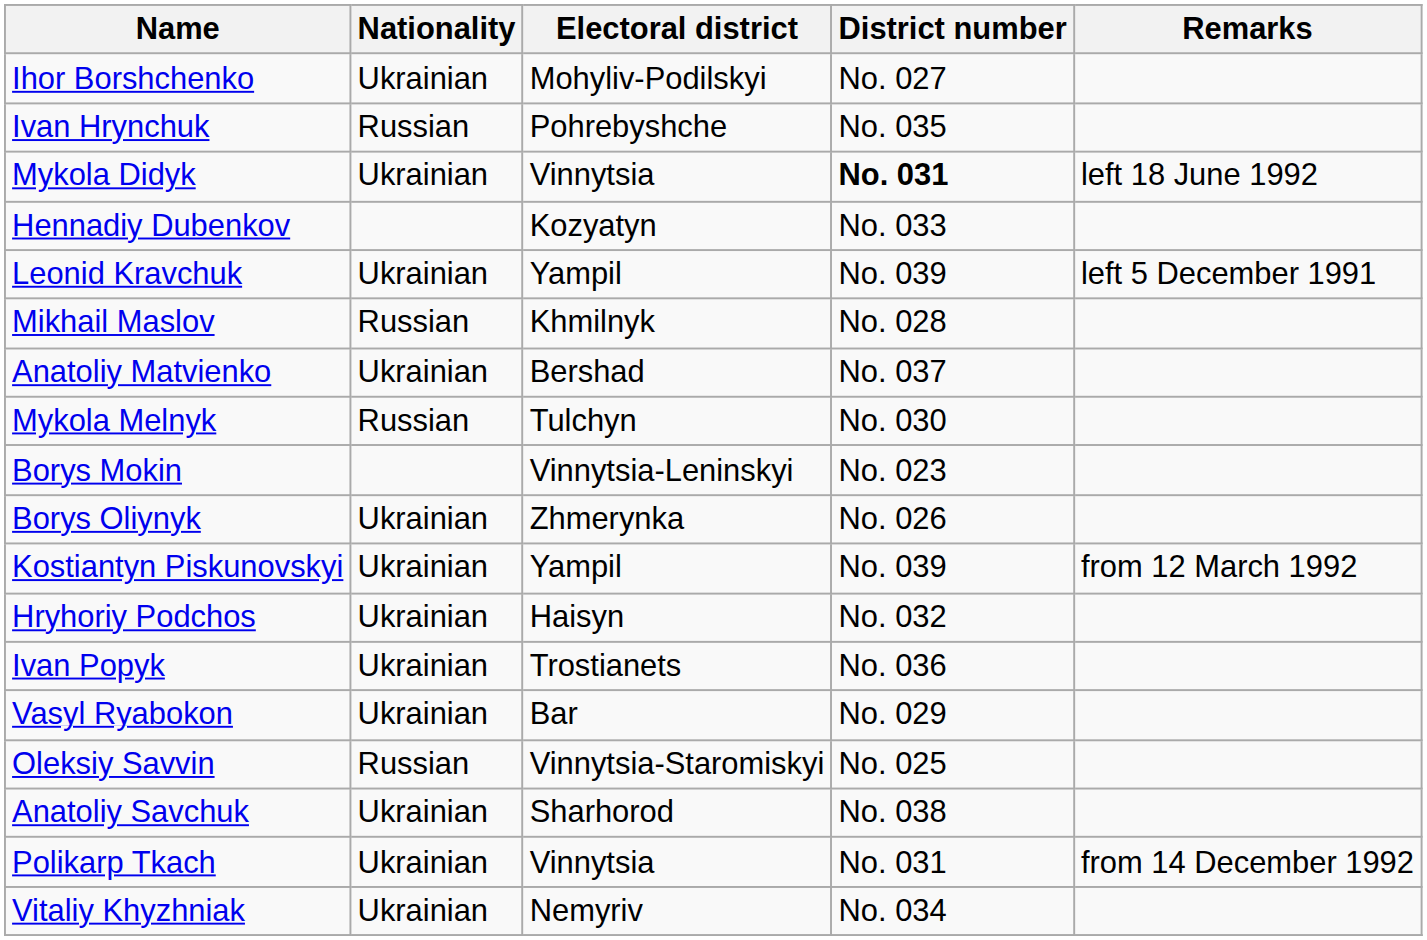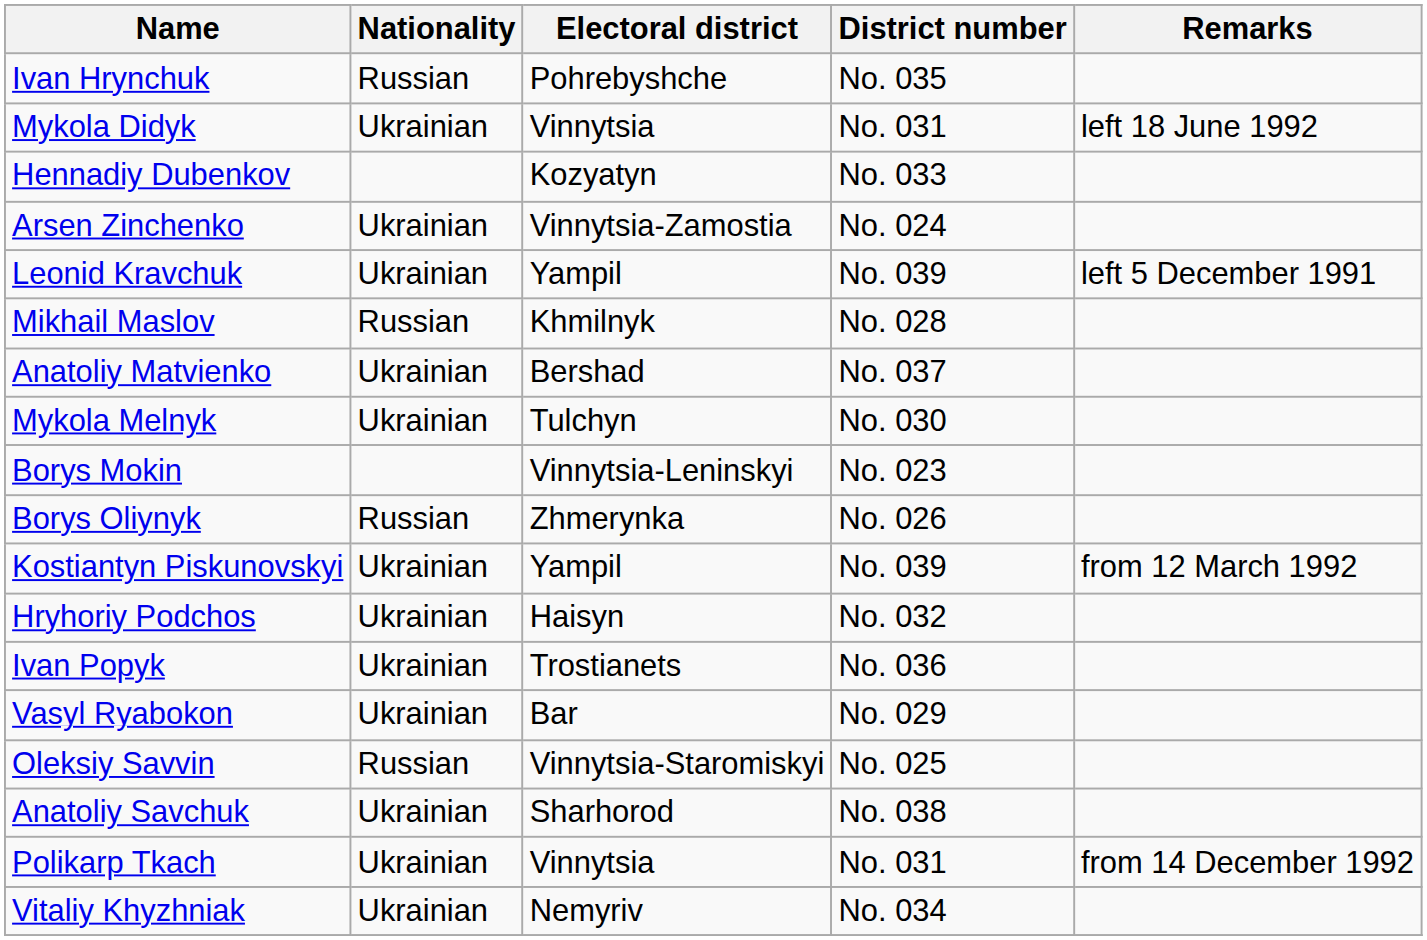- row: (133, 77)
(893, 175) bold -> (893, 126) normal
+ row: (128, 224)
(413, 420) Russian -> (423, 420) Ukrainian
(423, 518) Ukrainian -> (413, 518) Russian
